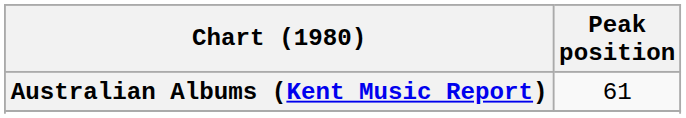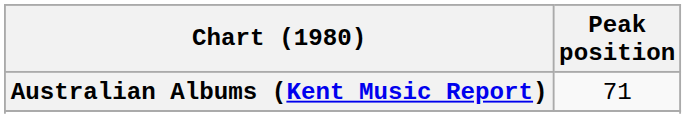(617, 92) 61 -> (617, 92) 71
